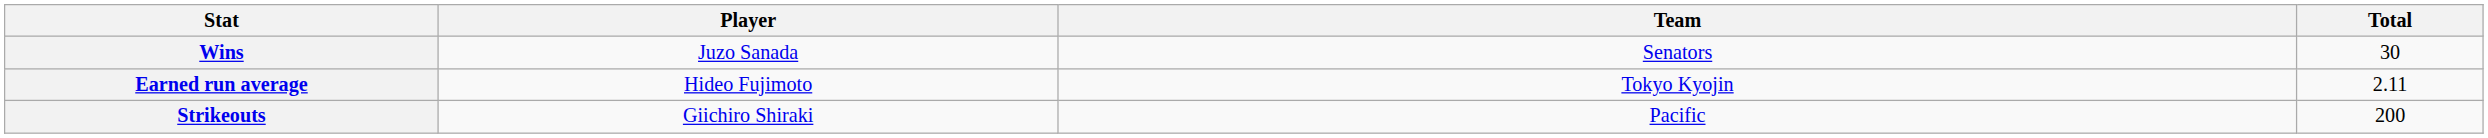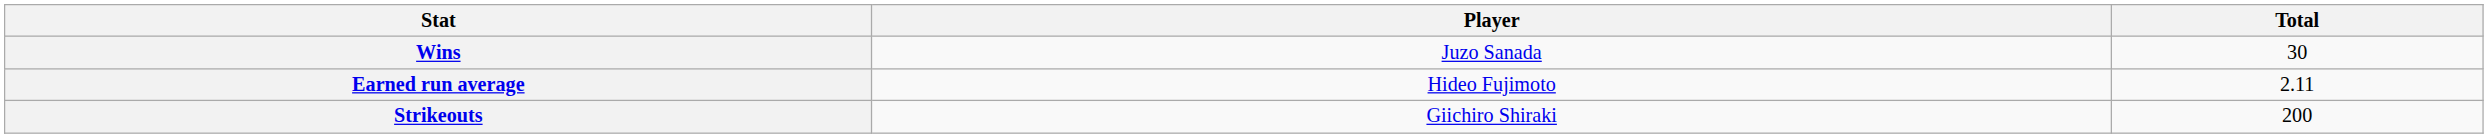- column: (1678, 20)
